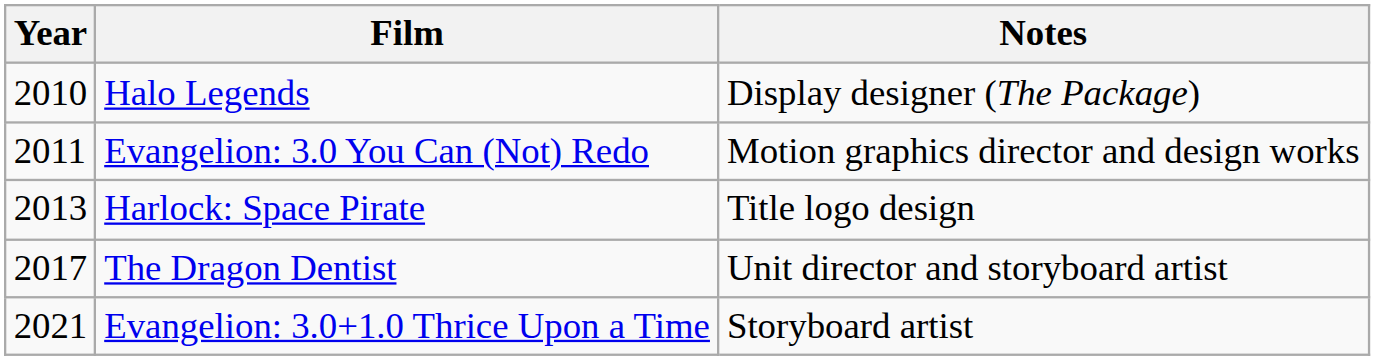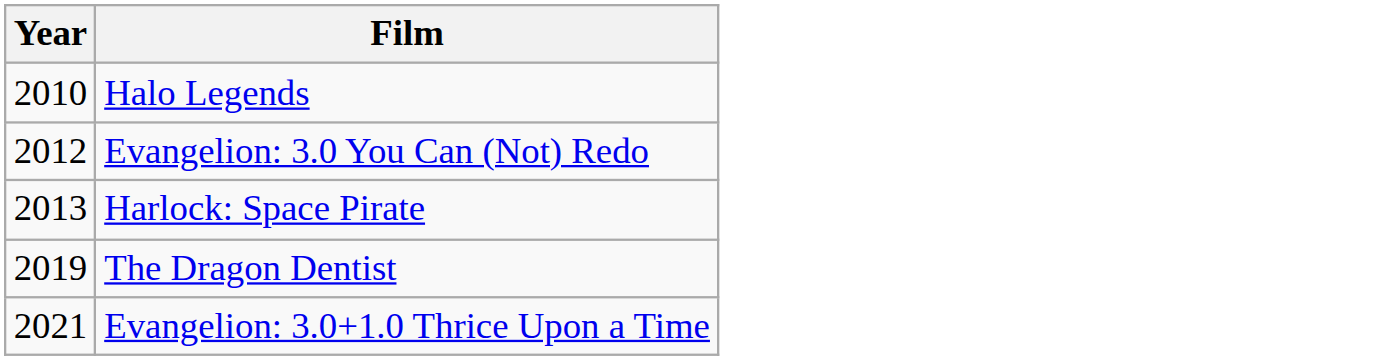- column: (1043, 33)
(50, 150) 2011 -> (50, 150) 2012
(50, 267) 2017 -> (50, 267) 2019
